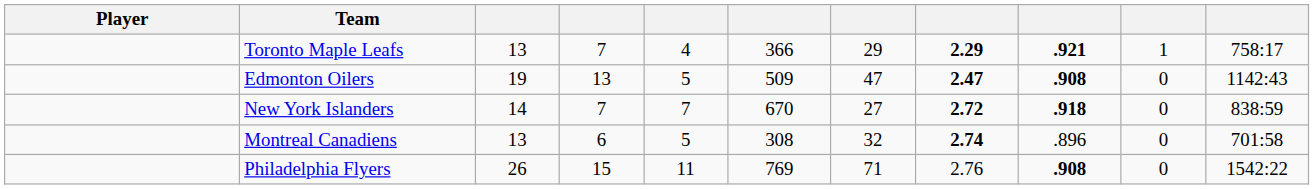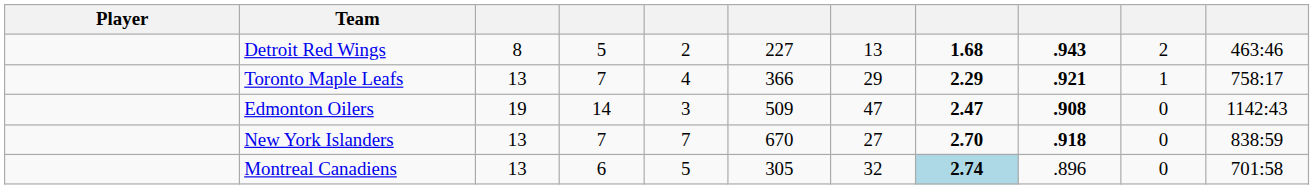+ row: (315, 49)
(601, 79) 13 -> (601, 109) 14
(686, 79) 5 -> (686, 109) 3
(517, 109) 14 -> (517, 139) 13
(967, 109) 2.72 -> (967, 139) 2.70
(779, 139) 308 -> (779, 169) 305
(967, 139) no background -> (967, 169) lightblue background
- row: (317, 169)
